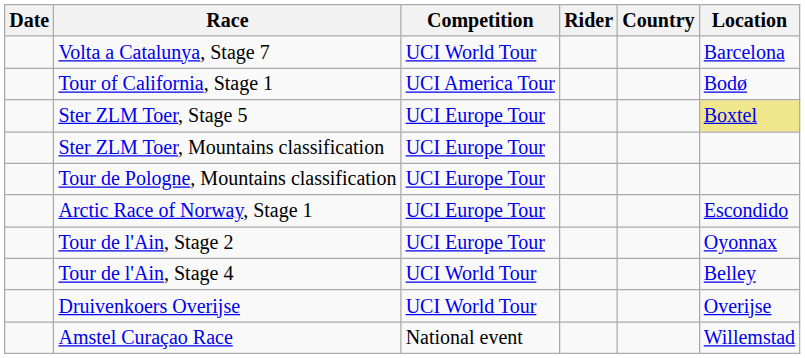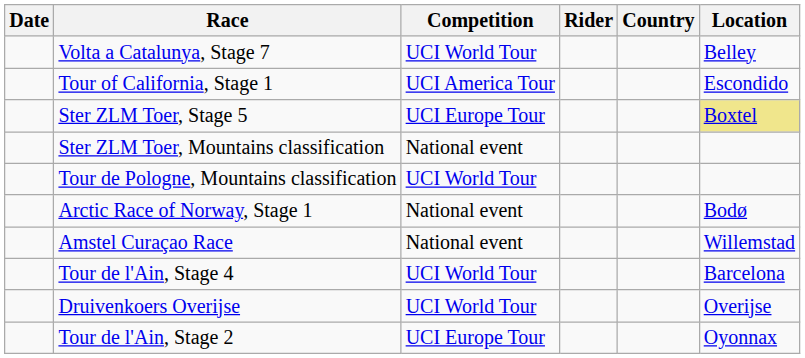(744, 52) Barcelona -> (730, 52) Belley
(725, 83) Bodø -> (746, 83) Escondido
(475, 147) UCI Europe Tour -> (464, 147) National event
(475, 178) UCI Europe Tour -> (471, 178) UCI World Tour
(475, 210) UCI Europe Tour -> (464, 210) National event
(746, 210) Escondido -> (725, 210) Bodø
rows swapped: (146, 242) <-> (146, 337)
(730, 274) Belley -> (744, 274) Barcelona
